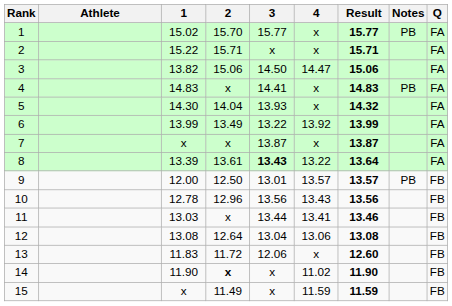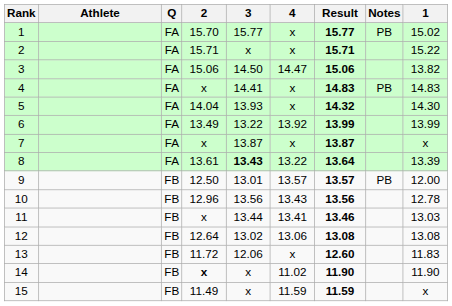columns swapped: (184, 13) <-> (437, 13)
(272, 236) 13.04 -> (248, 236) 13.02
